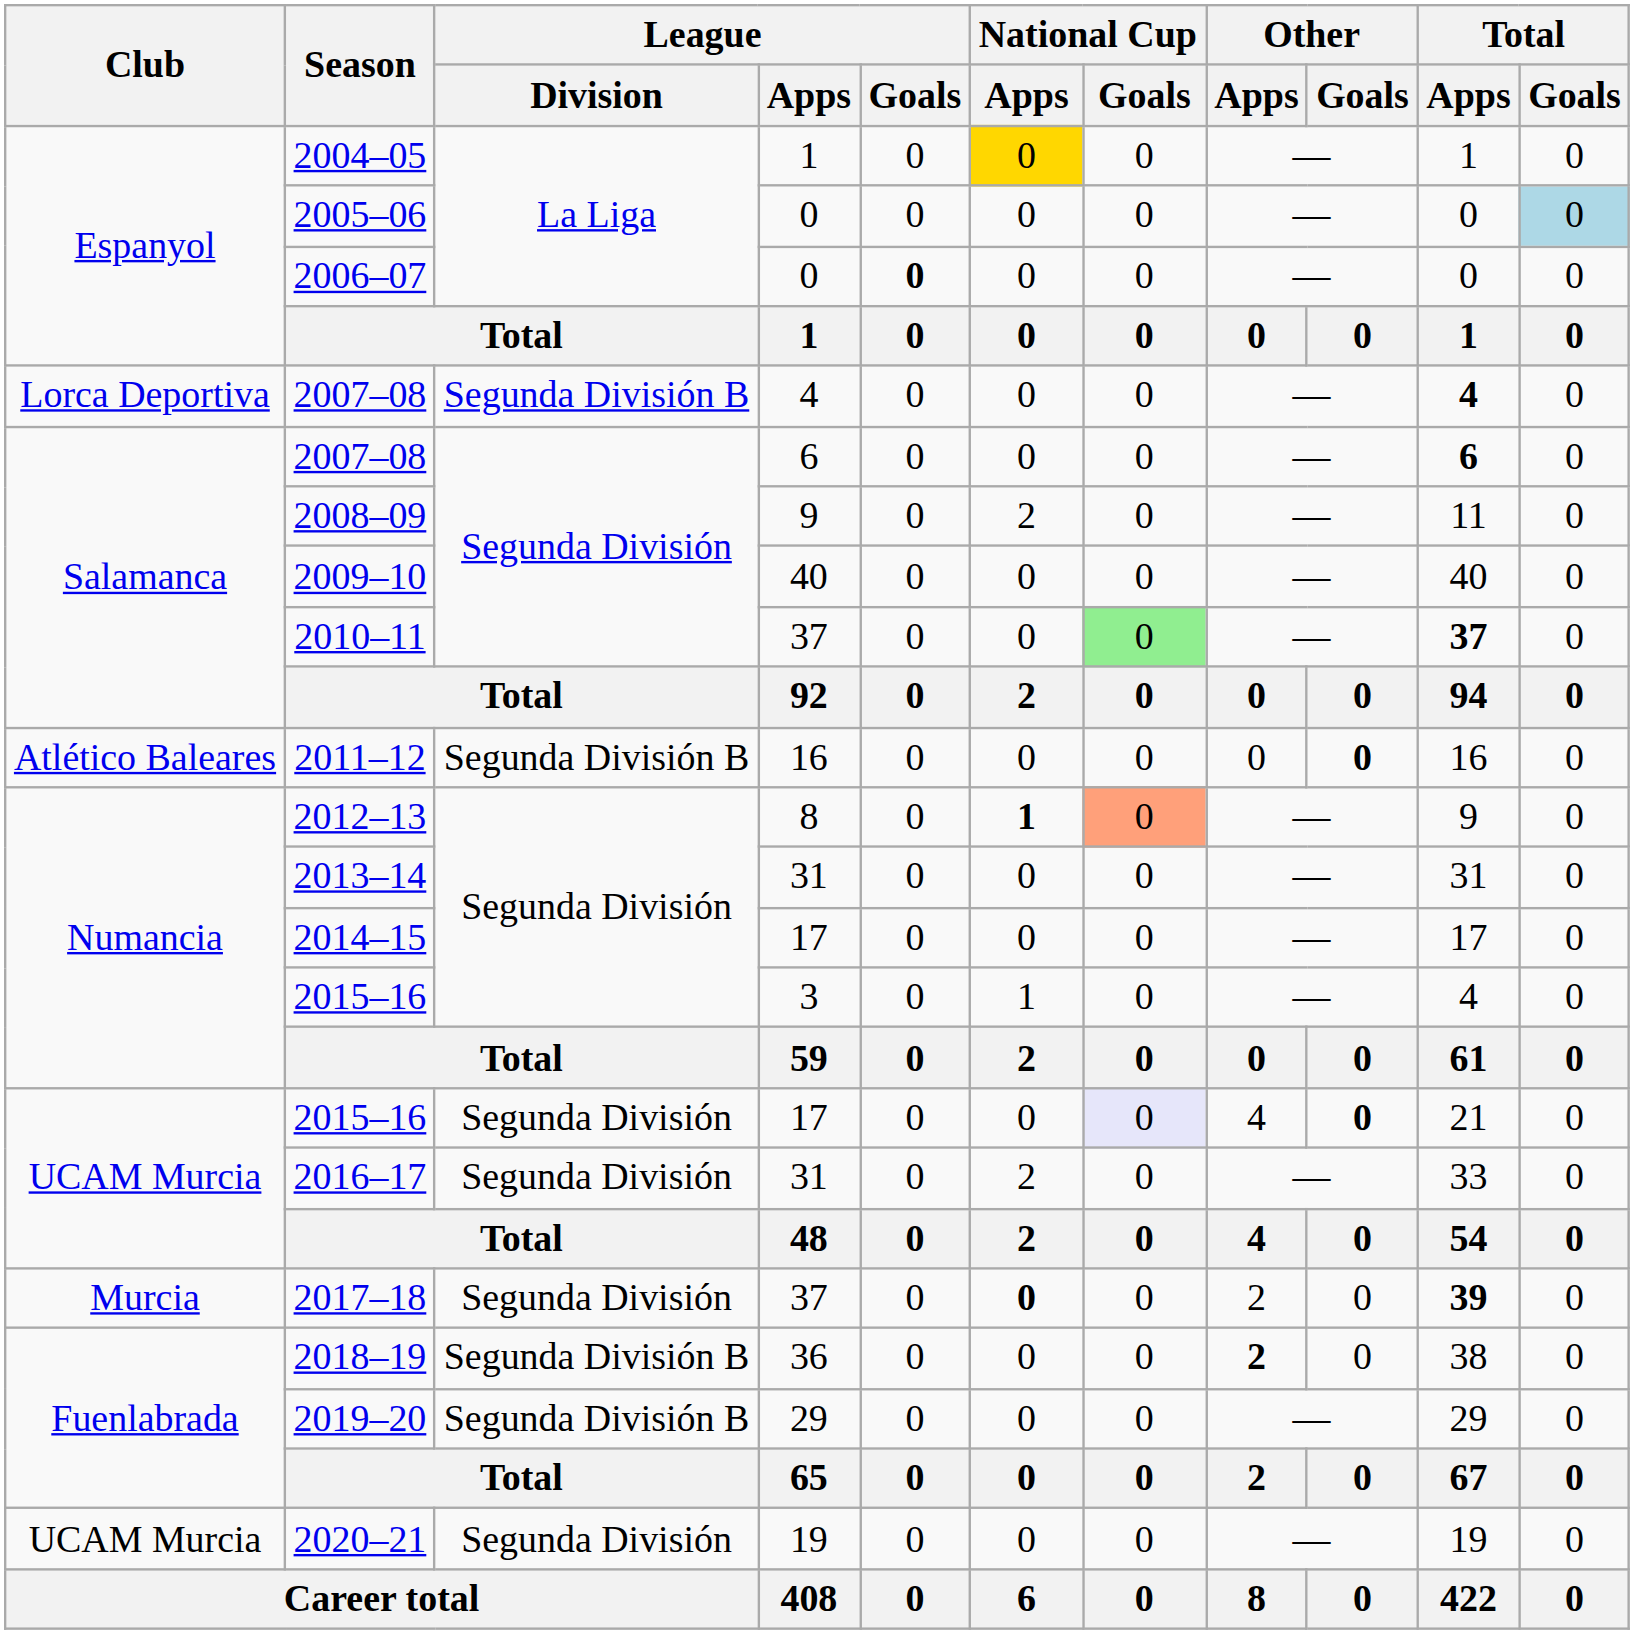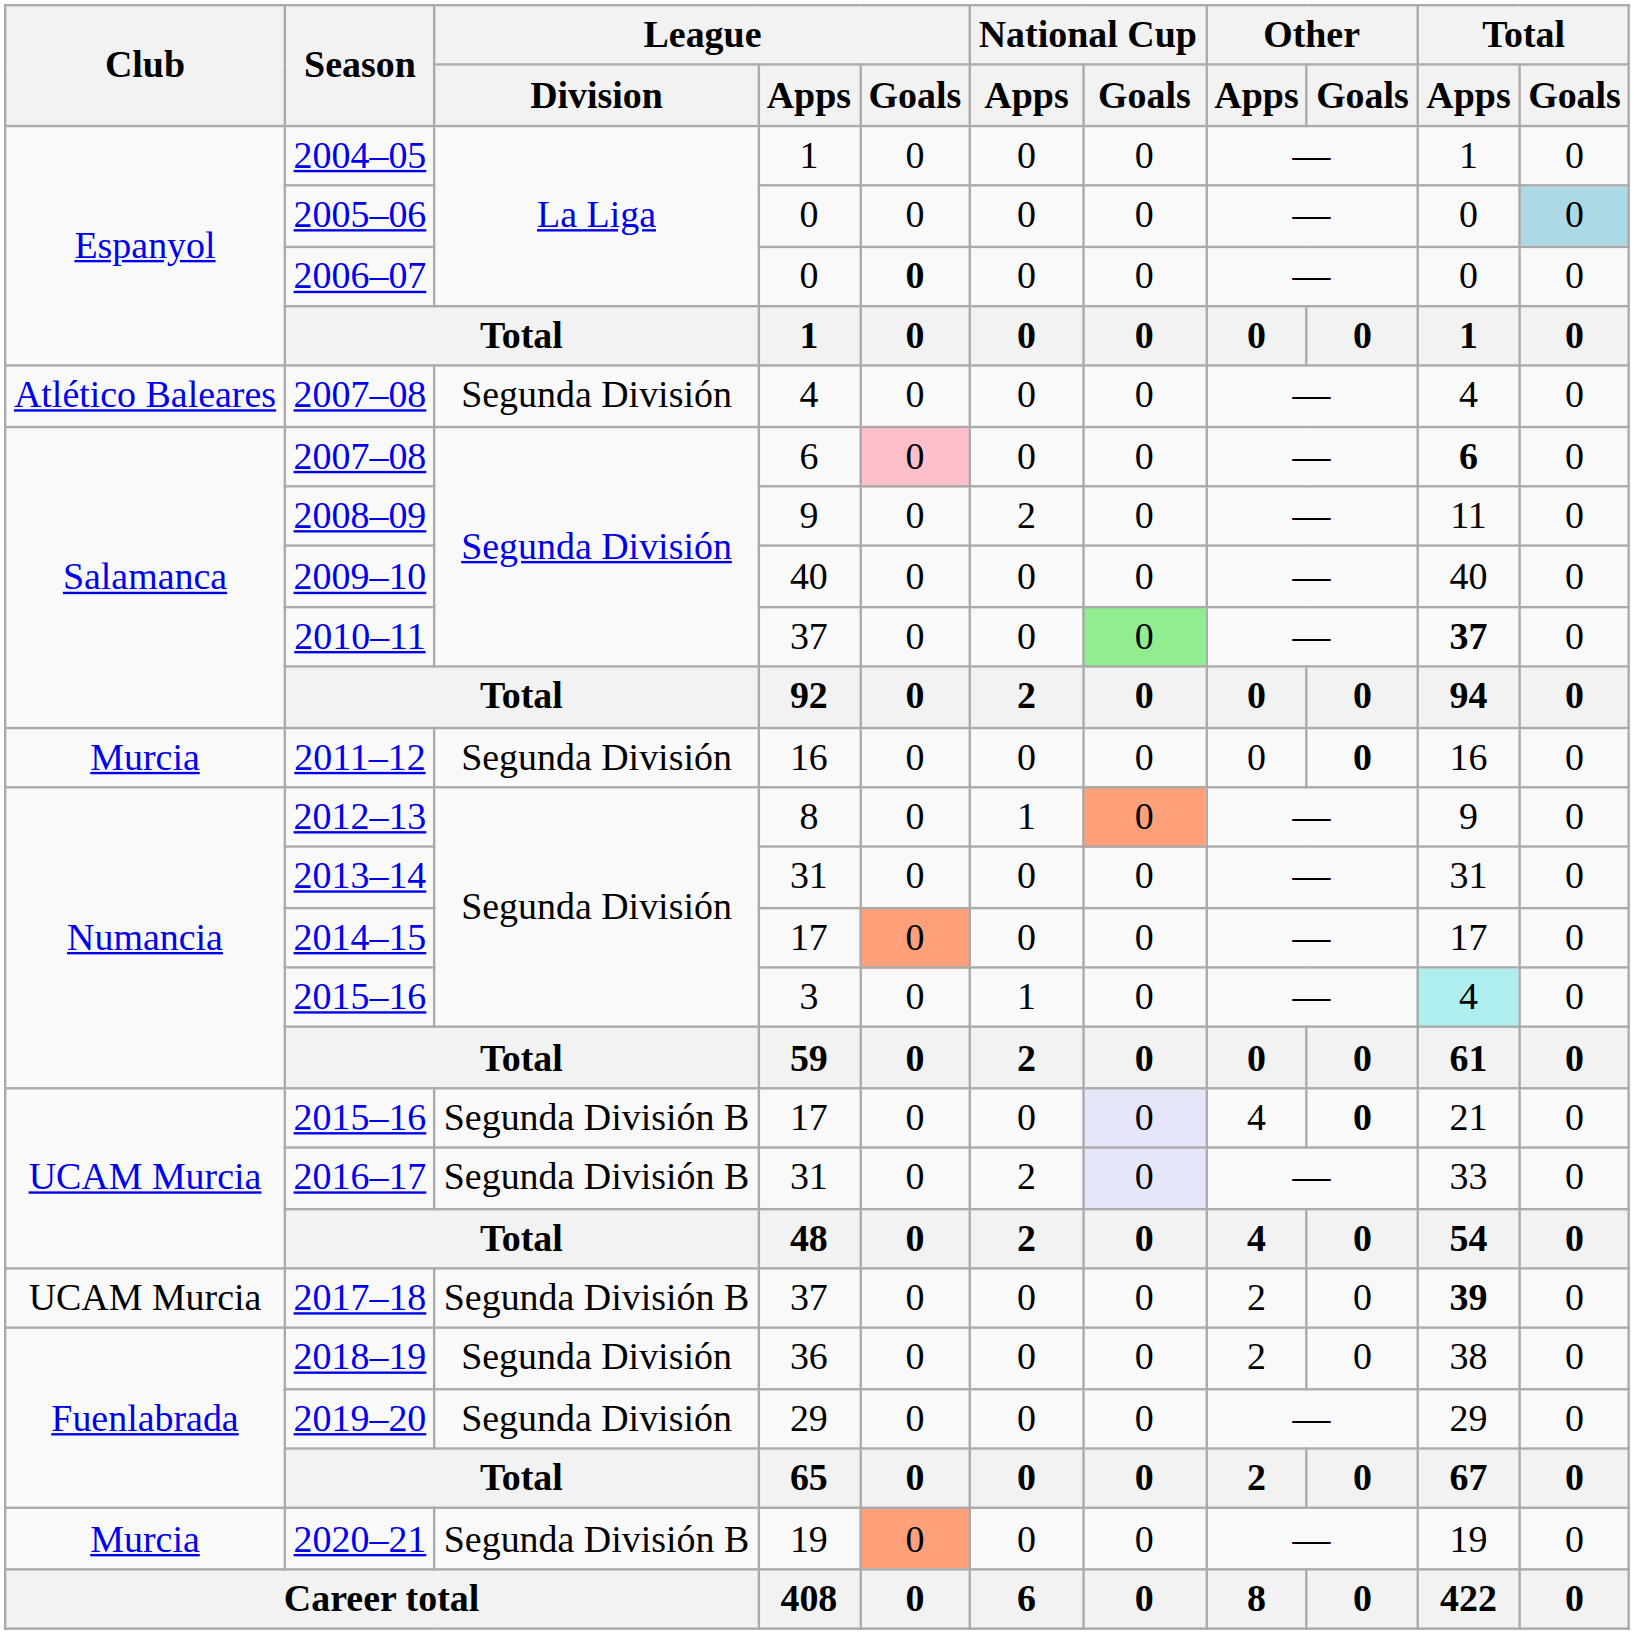(1027, 154) gold background -> (1027, 154) no background
(145, 395) Lorca Deportiva -> (145, 395) Atlético Baleares
(597, 395) Segunda División B -> (596, 395) Segunda División
(1468, 395) bold -> (1468, 395) normal
(915, 455) no background -> (915, 455) pink background
(145, 756) Atlético Baleares -> (145, 756) Murcia
(597, 756) Segunda División B -> (596, 756) Segunda División
(1027, 816) bold -> (1027, 816) normal
(915, 936) no background -> (915, 936) lightsalmon background
(1468, 996) no background -> (1468, 996) paleturquoise background
(596, 1117) Segunda División -> (597, 1117) Segunda División B
(596, 1177) Segunda División -> (597, 1177) Segunda División B
(1144, 1177) no background -> (1144, 1177) lavender background
(145, 1297) Murcia -> (145, 1297) UCAM Murcia
(596, 1297) Segunda División -> (597, 1297) Segunda División B
(1027, 1297) bold -> (1027, 1297) normal
(597, 1357) Segunda División B -> (596, 1357) Segunda División
(1256, 1357) bold -> (1256, 1357) normal
(597, 1417) Segunda División B -> (596, 1417) Segunda División
(145, 1538) UCAM Murcia -> (145, 1538) Murcia
(596, 1538) Segunda División -> (597, 1538) Segunda División B
(915, 1538) no background -> (915, 1538) lightsalmon background
